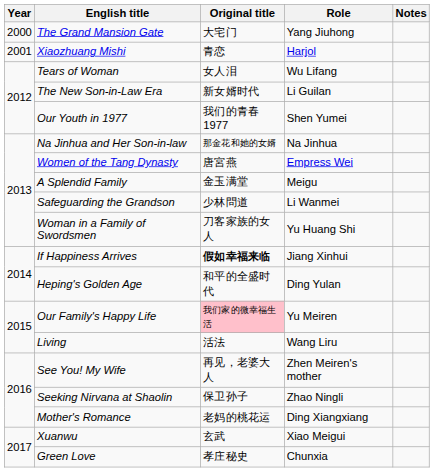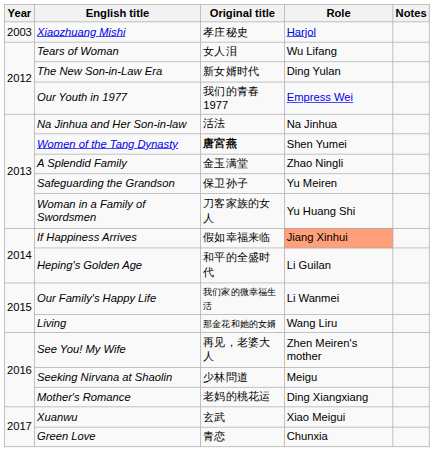- row: (100, 32)
(19, 52) 2001 -> (19, 32) 2003
(214, 51) 青恋 -> (226, 31) 孝庄秘史
(309, 91) Li Guilan -> (314, 71) Ding Yulan
(317, 117) Shen Yumei -> (320, 98) Empress Wei
(240, 143) 那金花和她的女婿 -> (214, 123) 活法
(220, 162) normal -> (220, 143) bold
(320, 162) Empress Wei -> (317, 144) Shen Yumei
(302, 182) Meigu -> (315, 163) Zhao Ningli
(226, 201) 少林問道 -> (226, 183) 保卫孙子
(313, 202) Li Wanmei -> (312, 183) Yu Meiren
(237, 256) bold -> (237, 237) normal
(317, 256) no background -> (317, 238) lightsalmon background
(314, 283) Ding Yulan -> (309, 265) Li Guilan
(240, 317) pink background -> (240, 298) no background
(312, 317) Yu Meiren -> (313, 298) Li Wanmei
(214, 342) 活法 -> (240, 324) 那金花和她的女婿
(226, 396) 保卫孙子 -> (226, 377) 少林問道
(315, 397) Zhao Ningli -> (302, 377) Meigu
(226, 456) 孝庄秘史 -> (214, 436) 青恋
